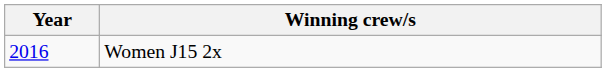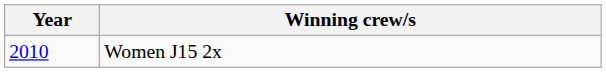(29, 51) 2016 -> (29, 51) 2010
